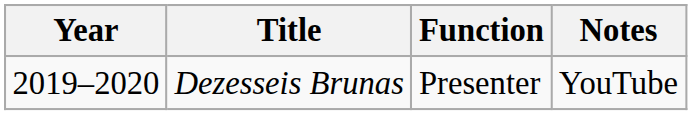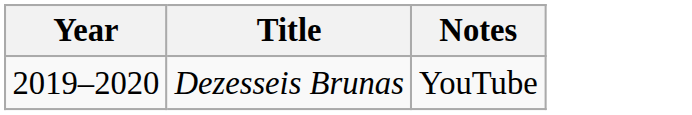- column: (481, 30)
